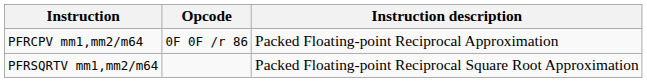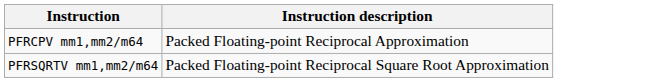- column: (207, 16)
